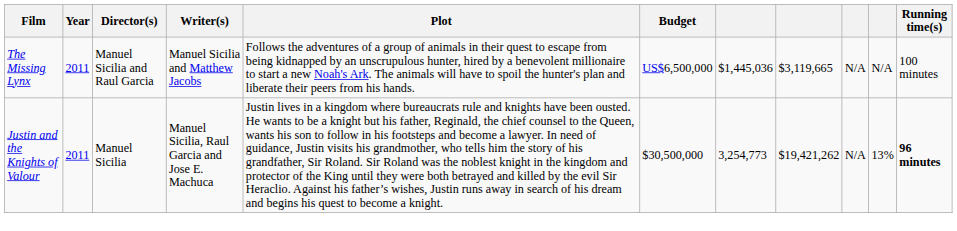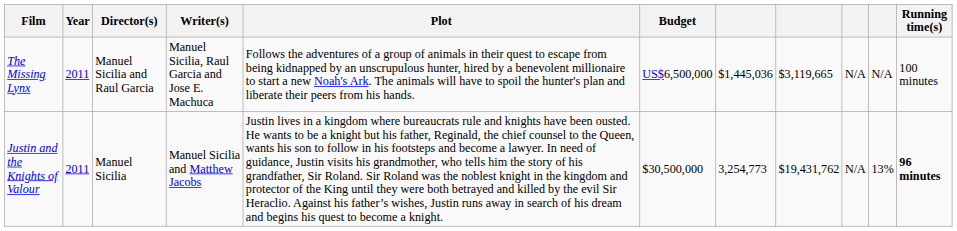(205, 67) Manuel Sicilia and Matthew Jacobs -> (199, 74) Manuel Sicilia, Raul Garcia and Jose E. Machuca
(199, 155) Manuel Sicilia, Raul Garcia and Jose E. Machuca -> (205, 168) Manuel Sicilia and Matthew Jacobs
(809, 155) $19,421,262 -> (809, 168) $19,431,762
